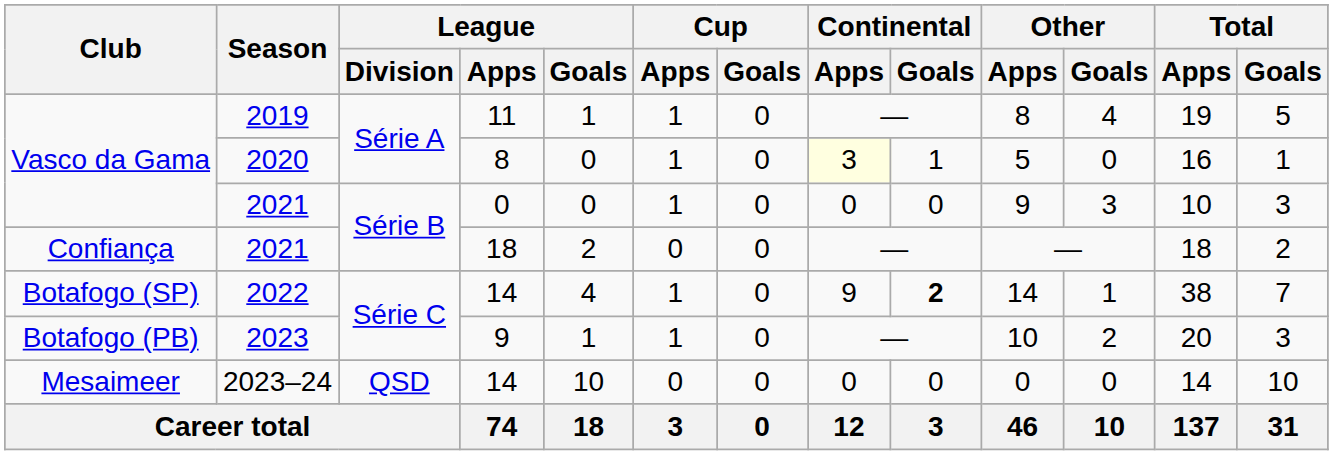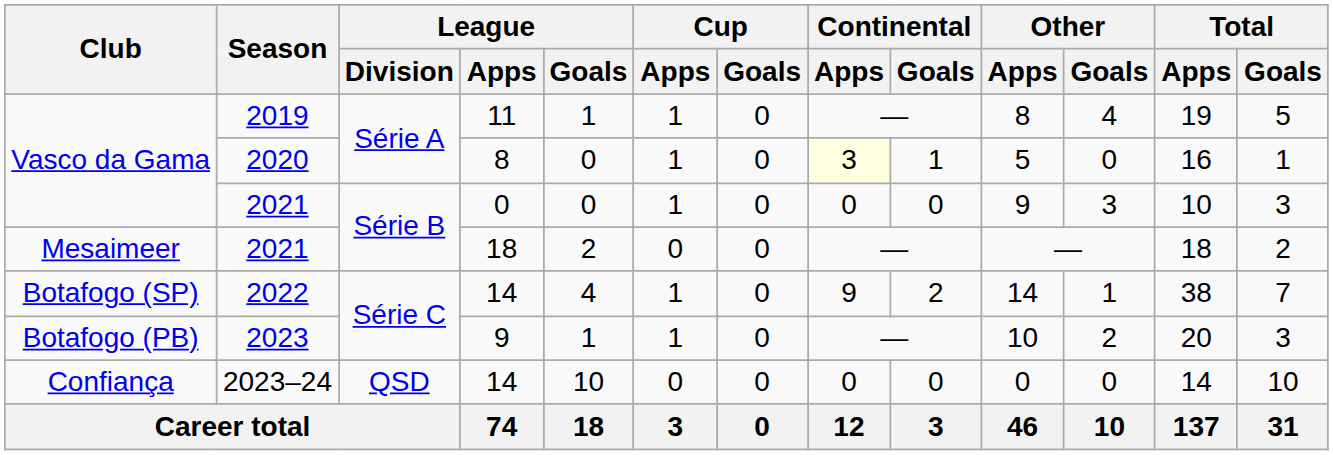(111, 248) Confiança -> (111, 248) Mesaimeer
(936, 293) bold -> (936, 293) normal
(111, 381) Mesaimeer -> (111, 381) Confiança
